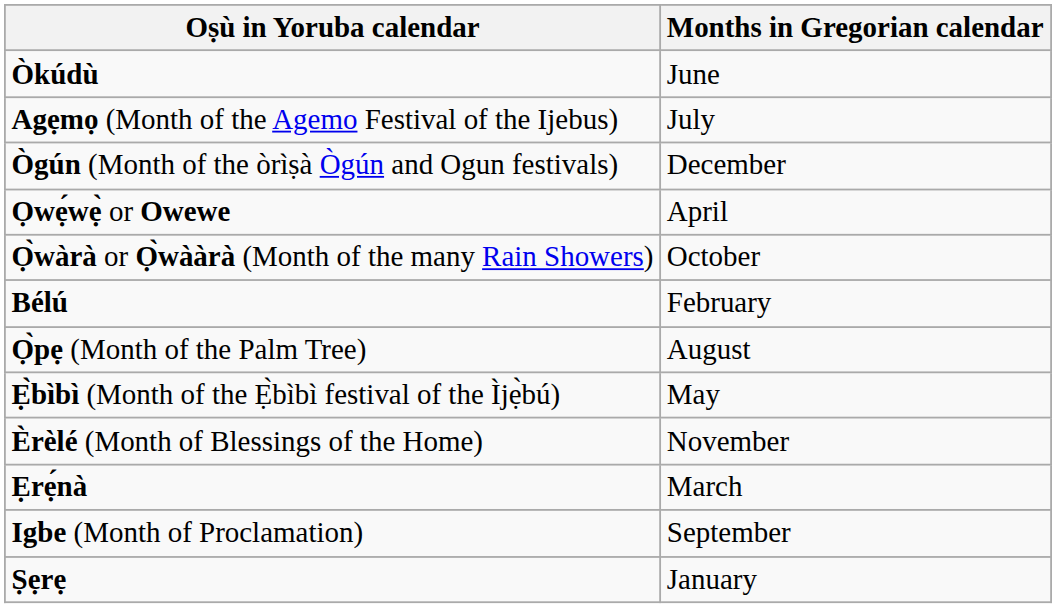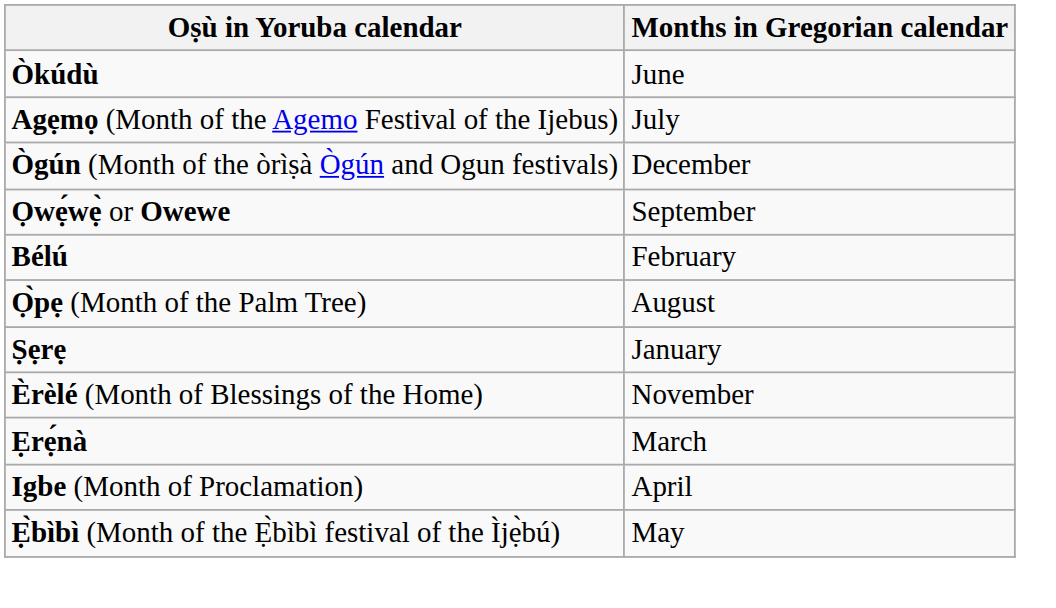(697, 211) April -> (693, 211) September
- row: (333, 257)
rows swapped: (39, 578) <-> (286, 394)
(729, 532) September -> (662, 486) April
